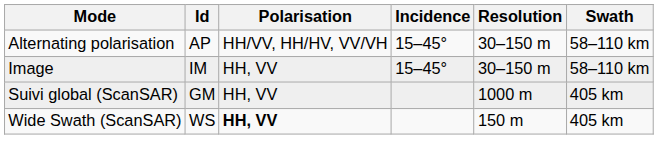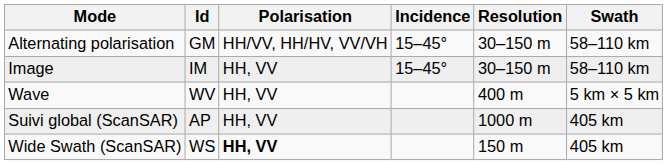(200, 43) AP -> (202, 43) GM
+ row: (29, 95)
(202, 95) GM -> (200, 120) AP
